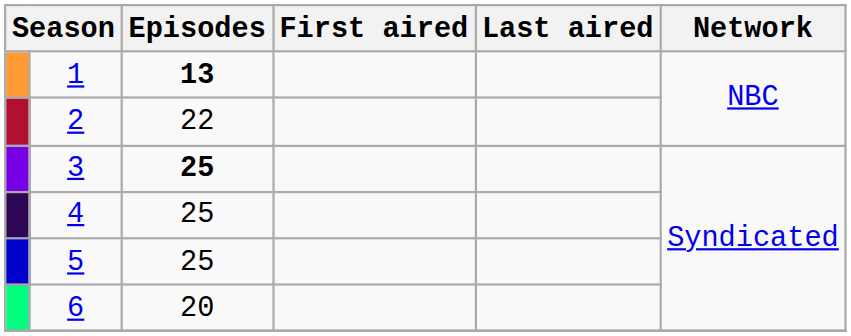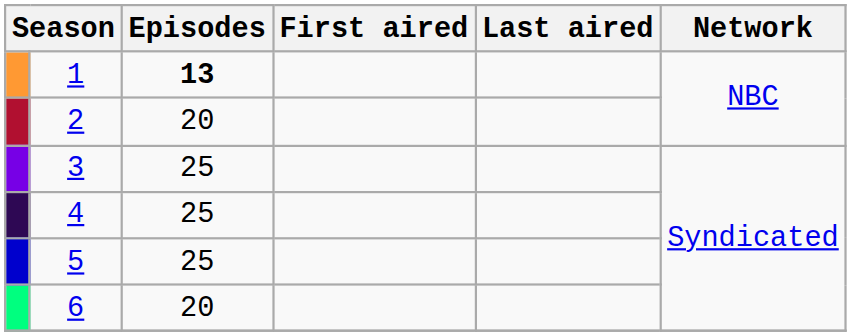(197, 122) 22 -> (197, 122) 20
(197, 168) bold -> (197, 168) normal
